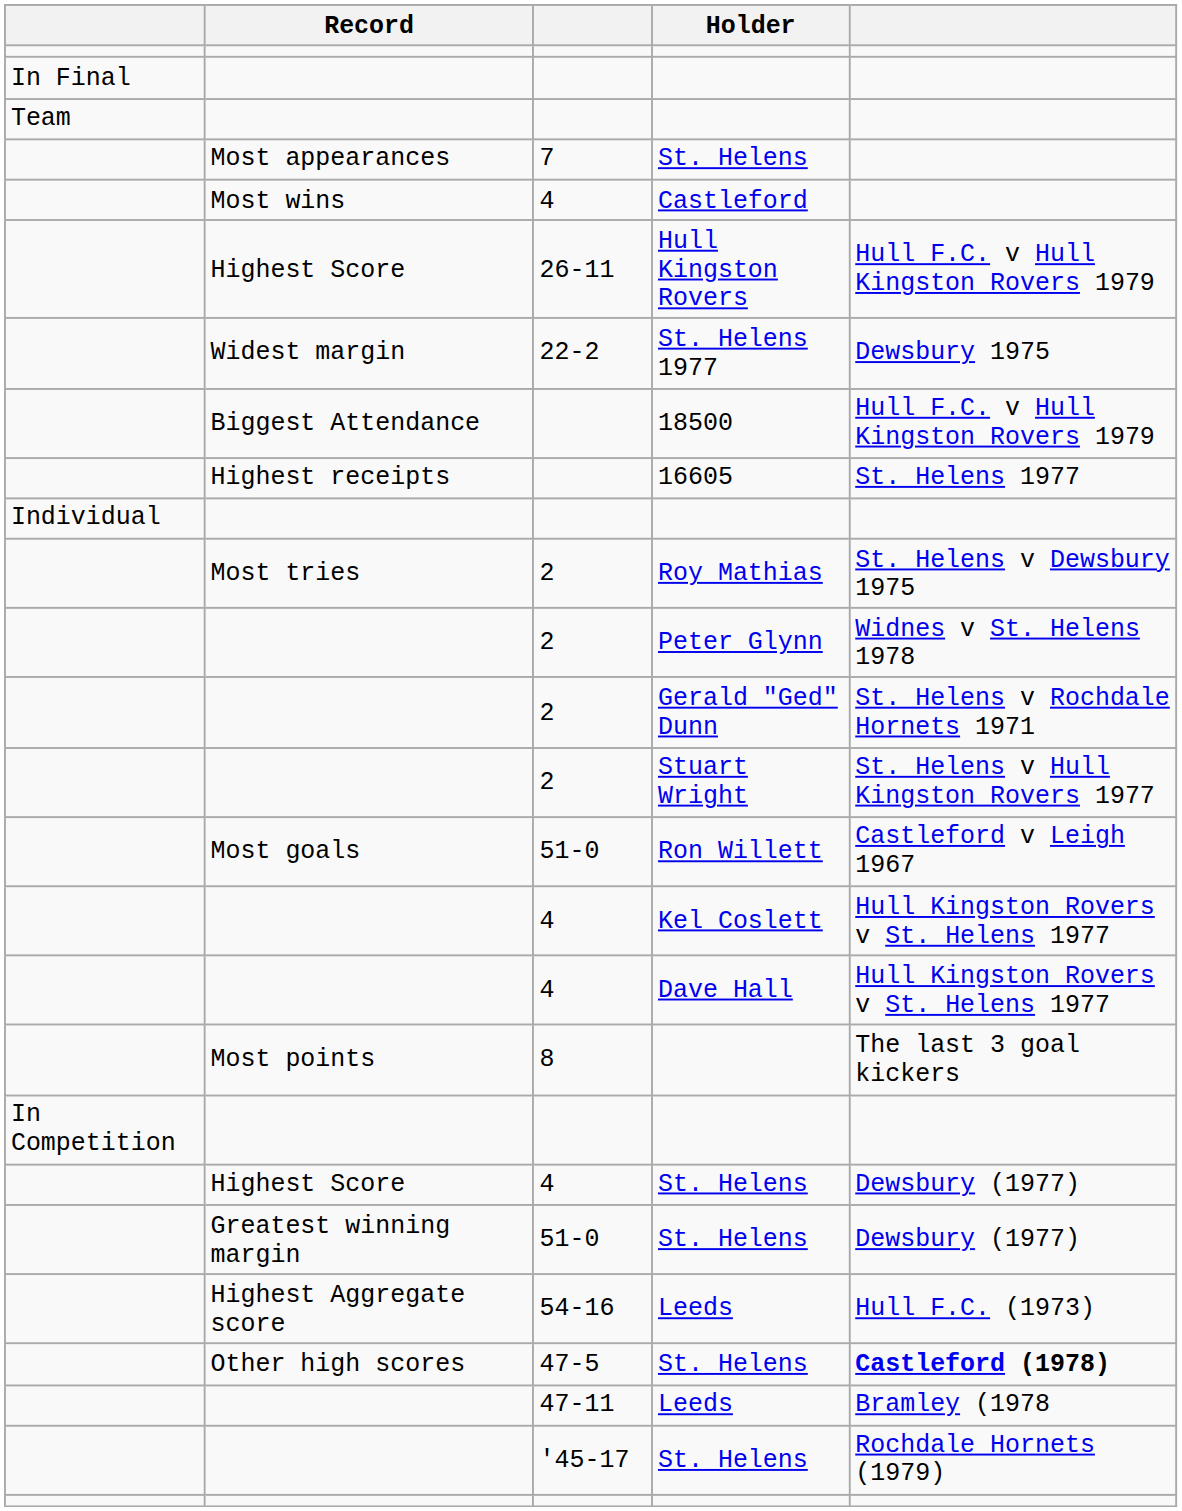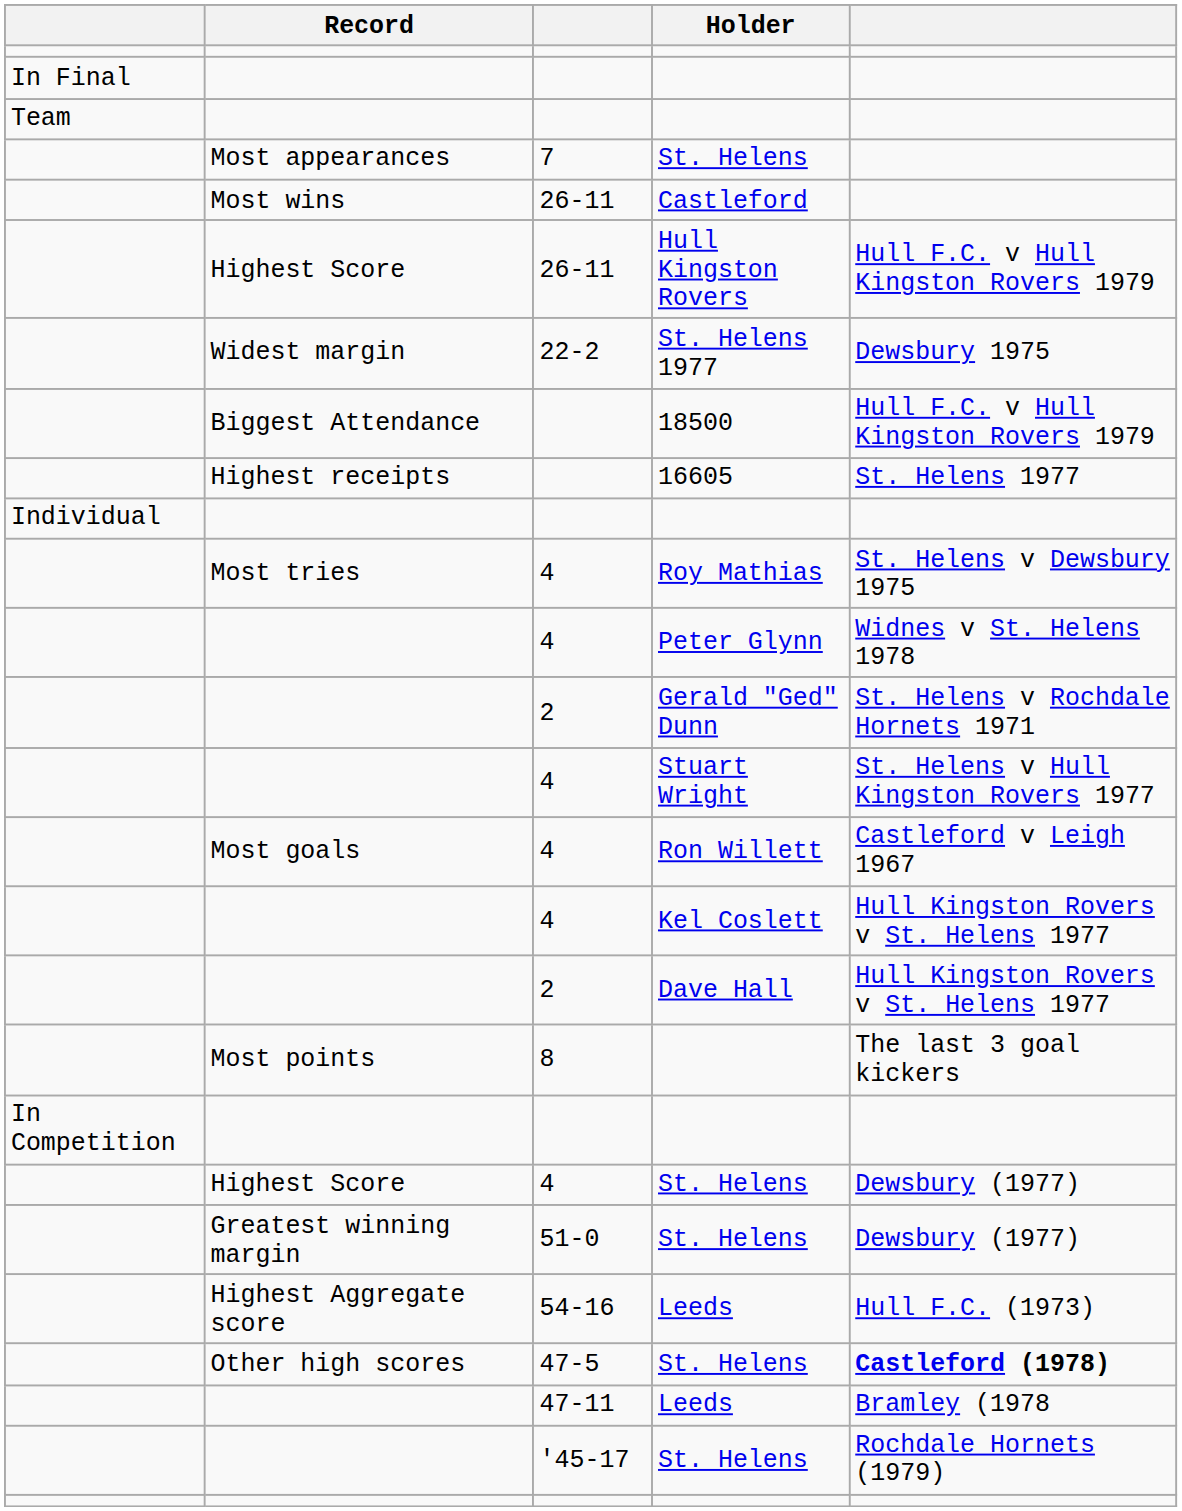(547, 200) 4 -> (577, 200) 26-11
(547, 574) 2 -> (547, 574) 4
(547, 643) 2 -> (547, 643) 4
(547, 782) 2 -> (547, 782) 4
(570, 851) 51-0 -> (547, 851) 4
(547, 990) 4 -> (547, 990) 2
